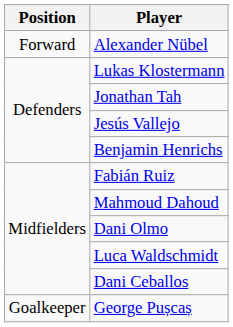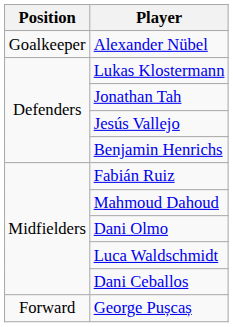(47, 44) Forward -> (47, 44) Goalkeeper
(47, 307) Goalkeeper -> (47, 307) Forward
